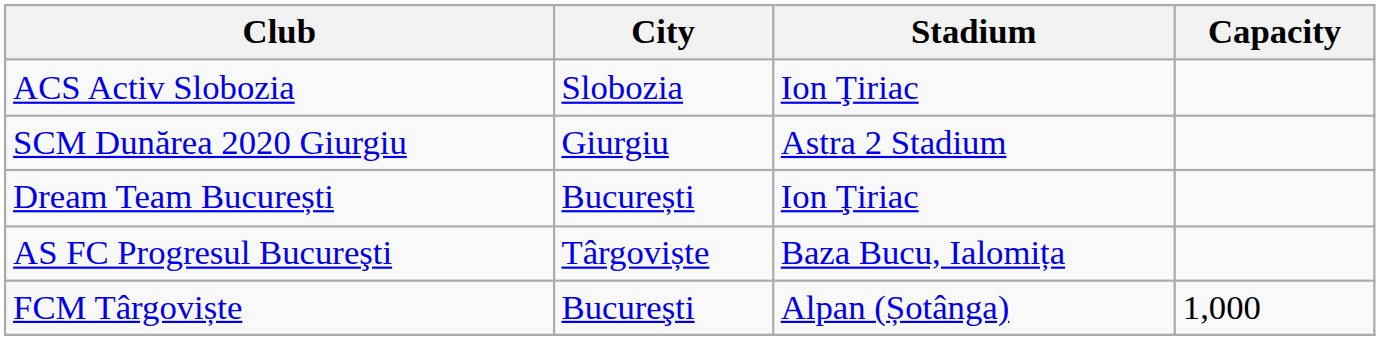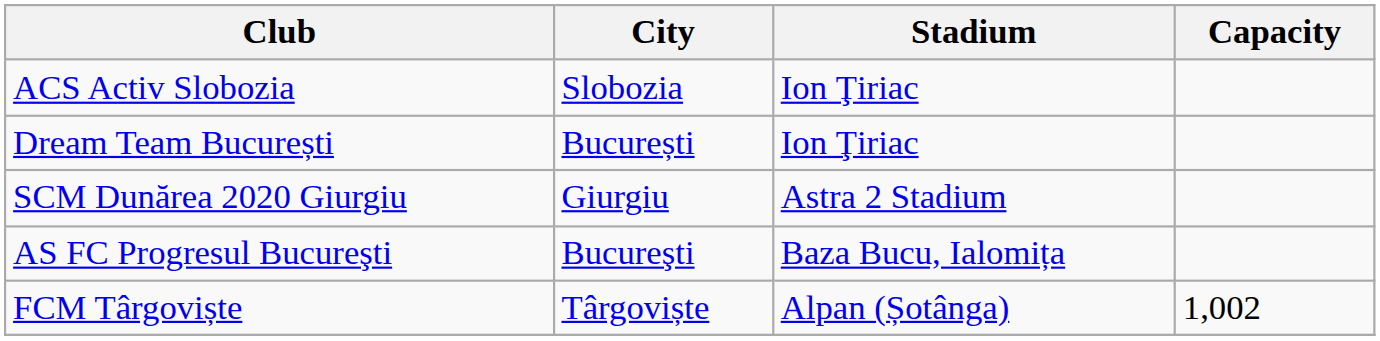rows swapped: (174, 197) <-> (210, 142)
(635, 252) Târgoviște -> (628, 252) Bucureşti
(628, 307) Bucureşti -> (635, 307) Târgoviște
(1222, 307) 1,000 -> (1222, 307) 1,002
